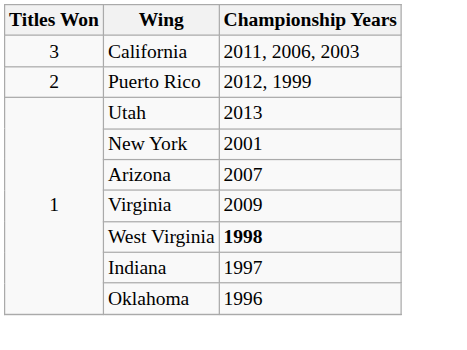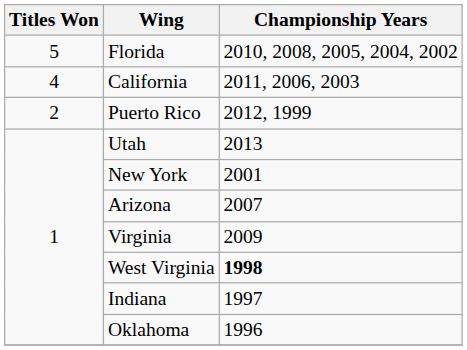+ row: (136, 50)
(54, 50) 3 -> (54, 81) 4
